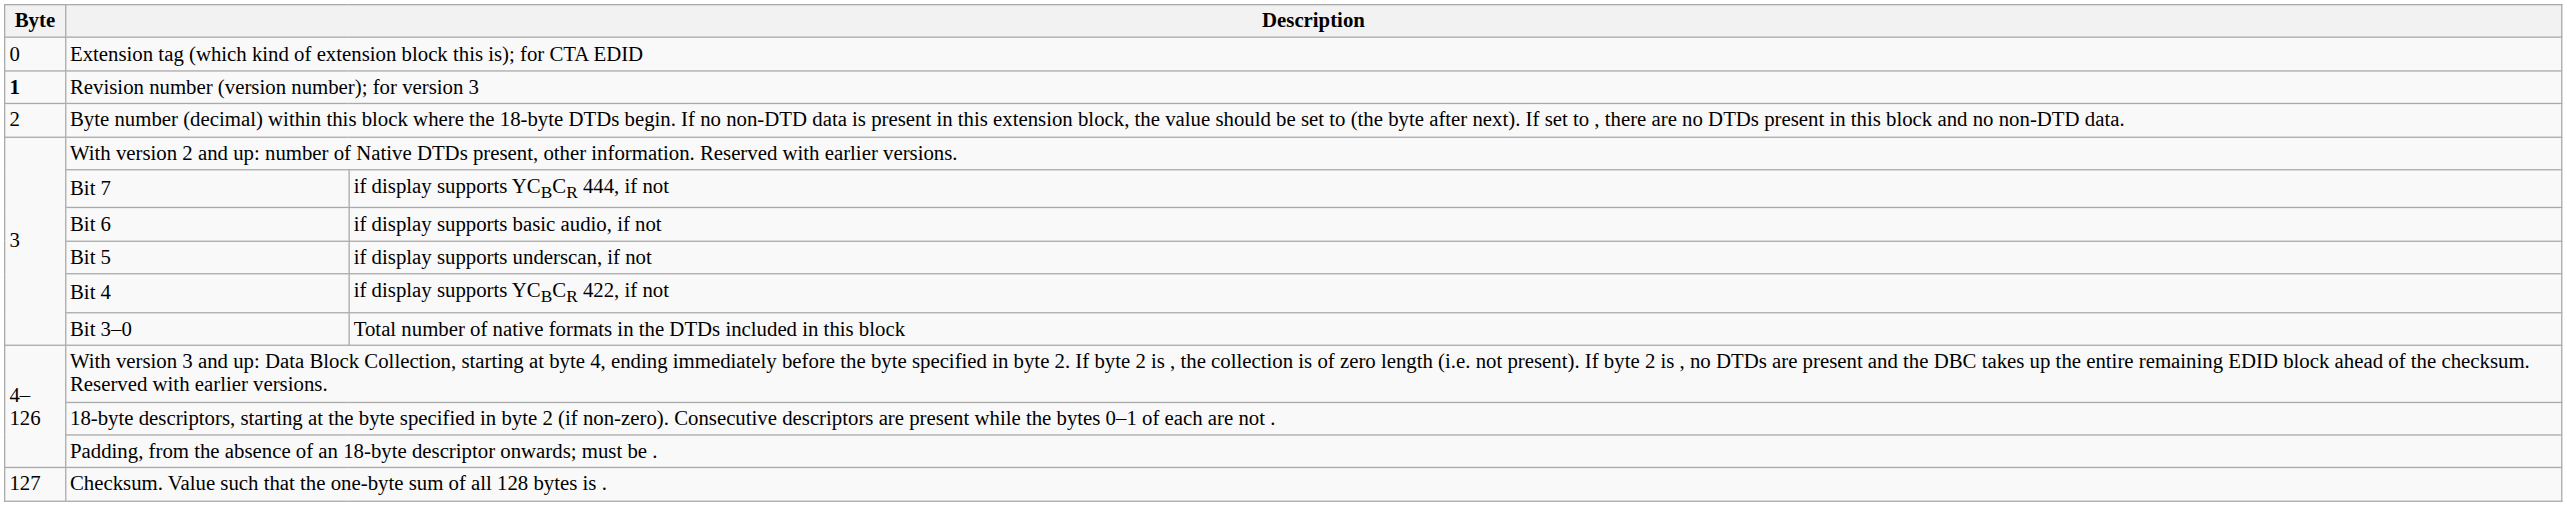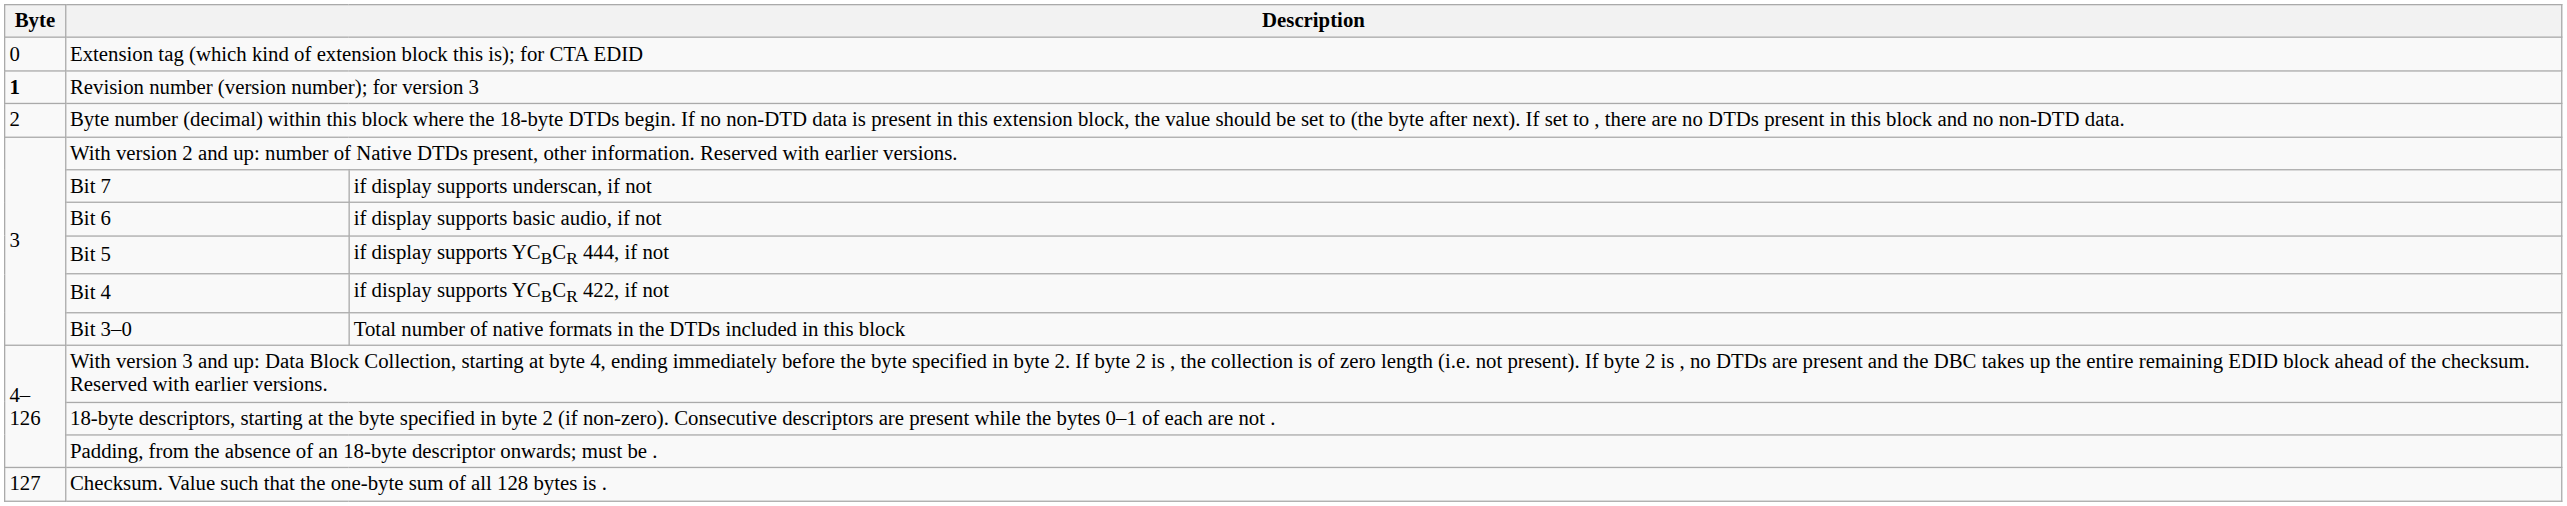(511, 188) if display supports YCBCR 444, if not -> (503, 185) if display supports underscan, if not
(503, 257) if display supports underscan, if not -> (511, 254) if display supports YCBCR 444, if not
